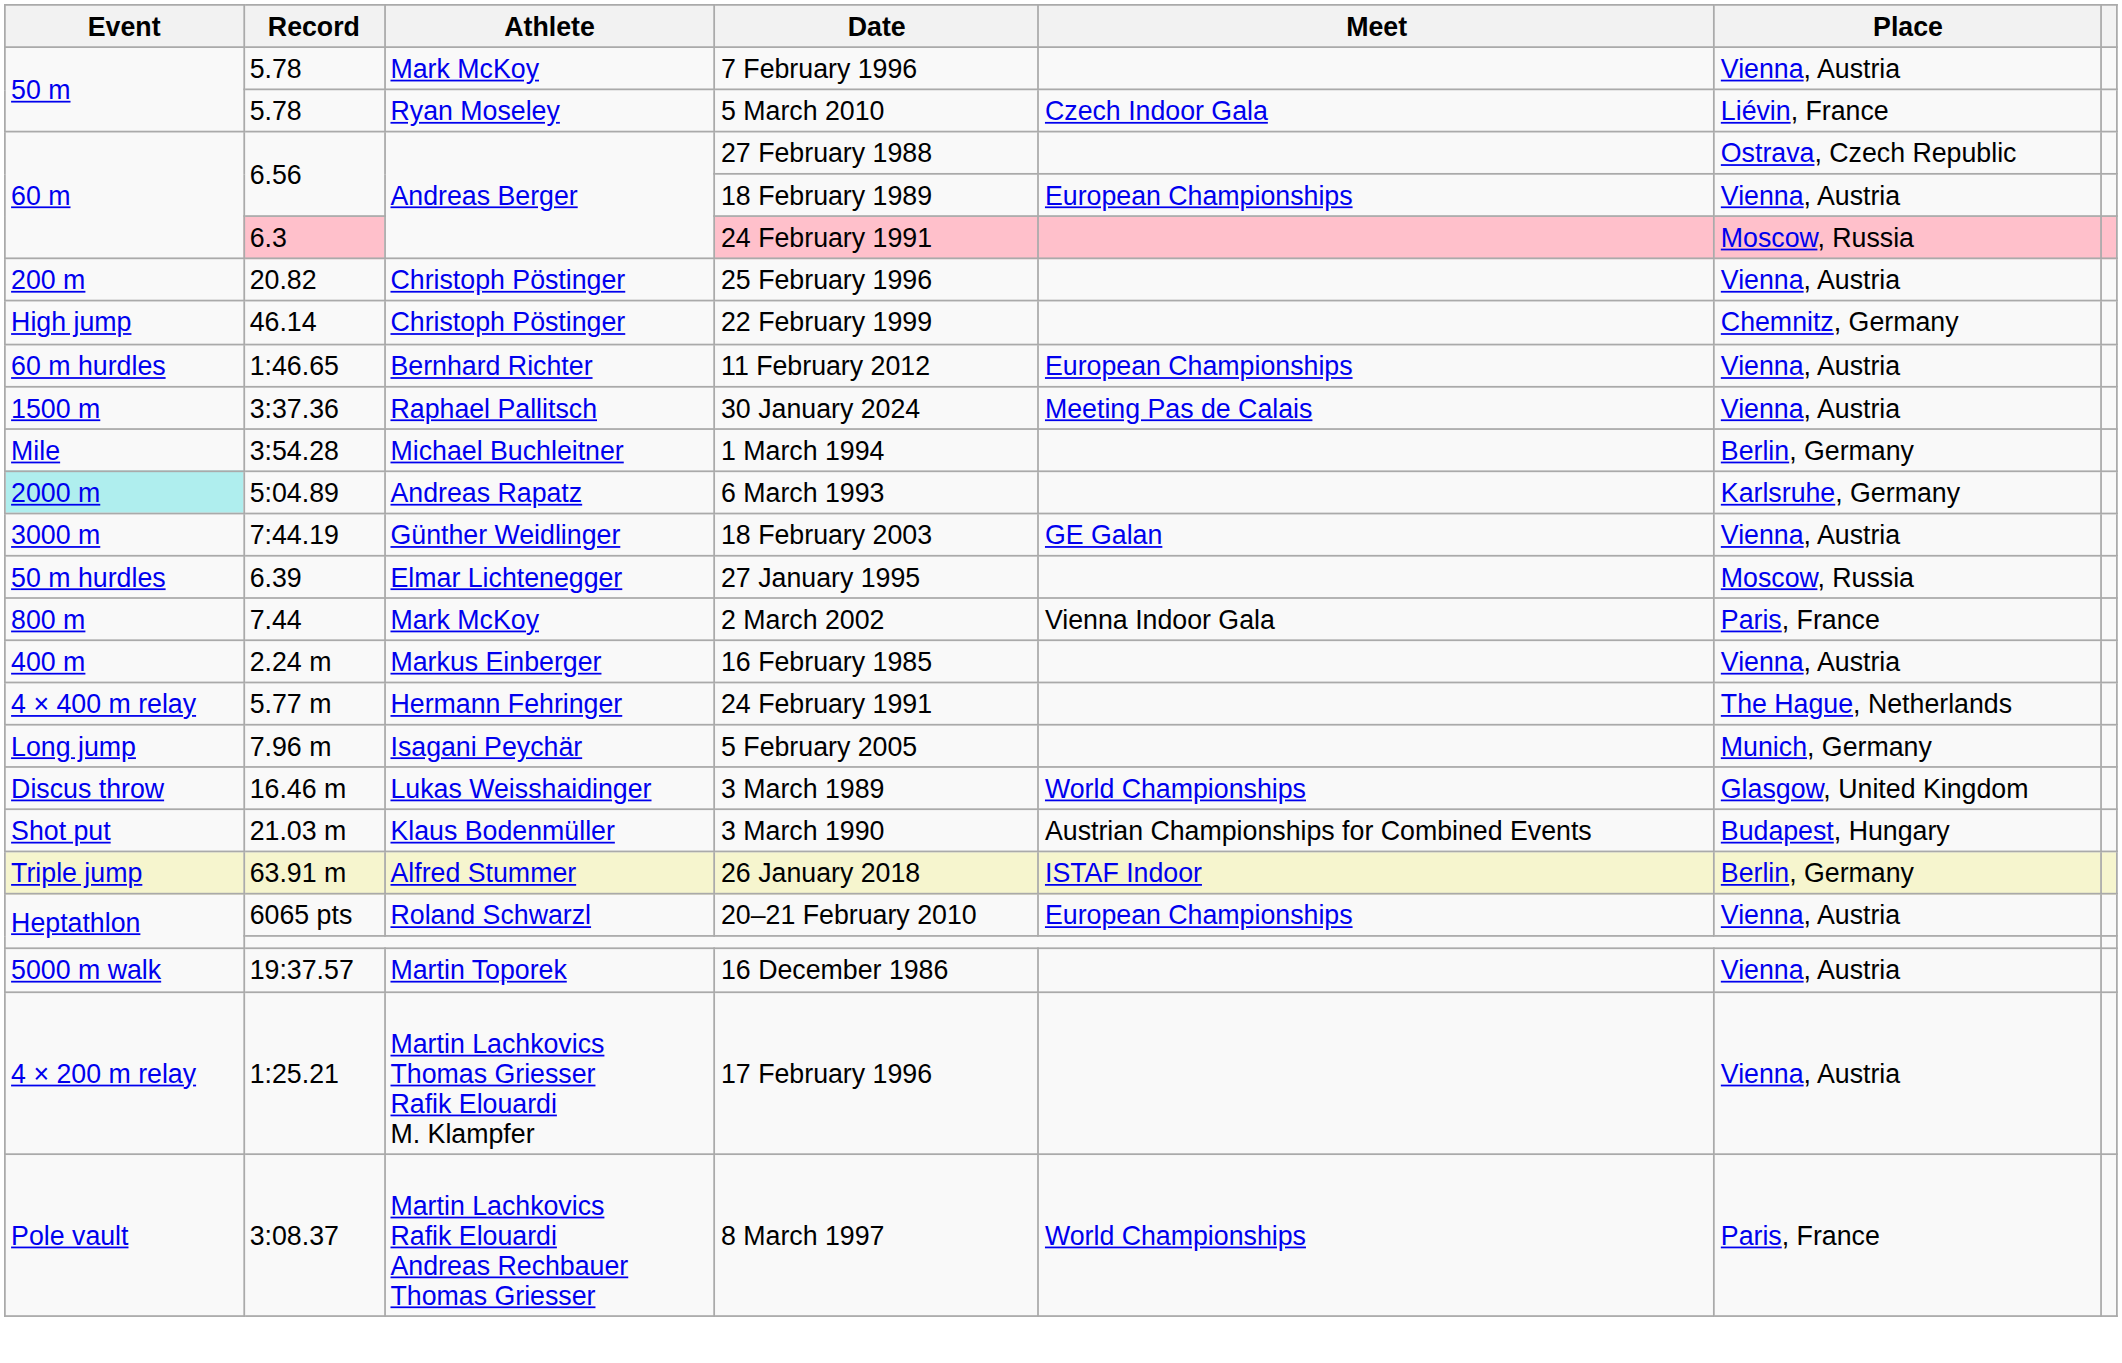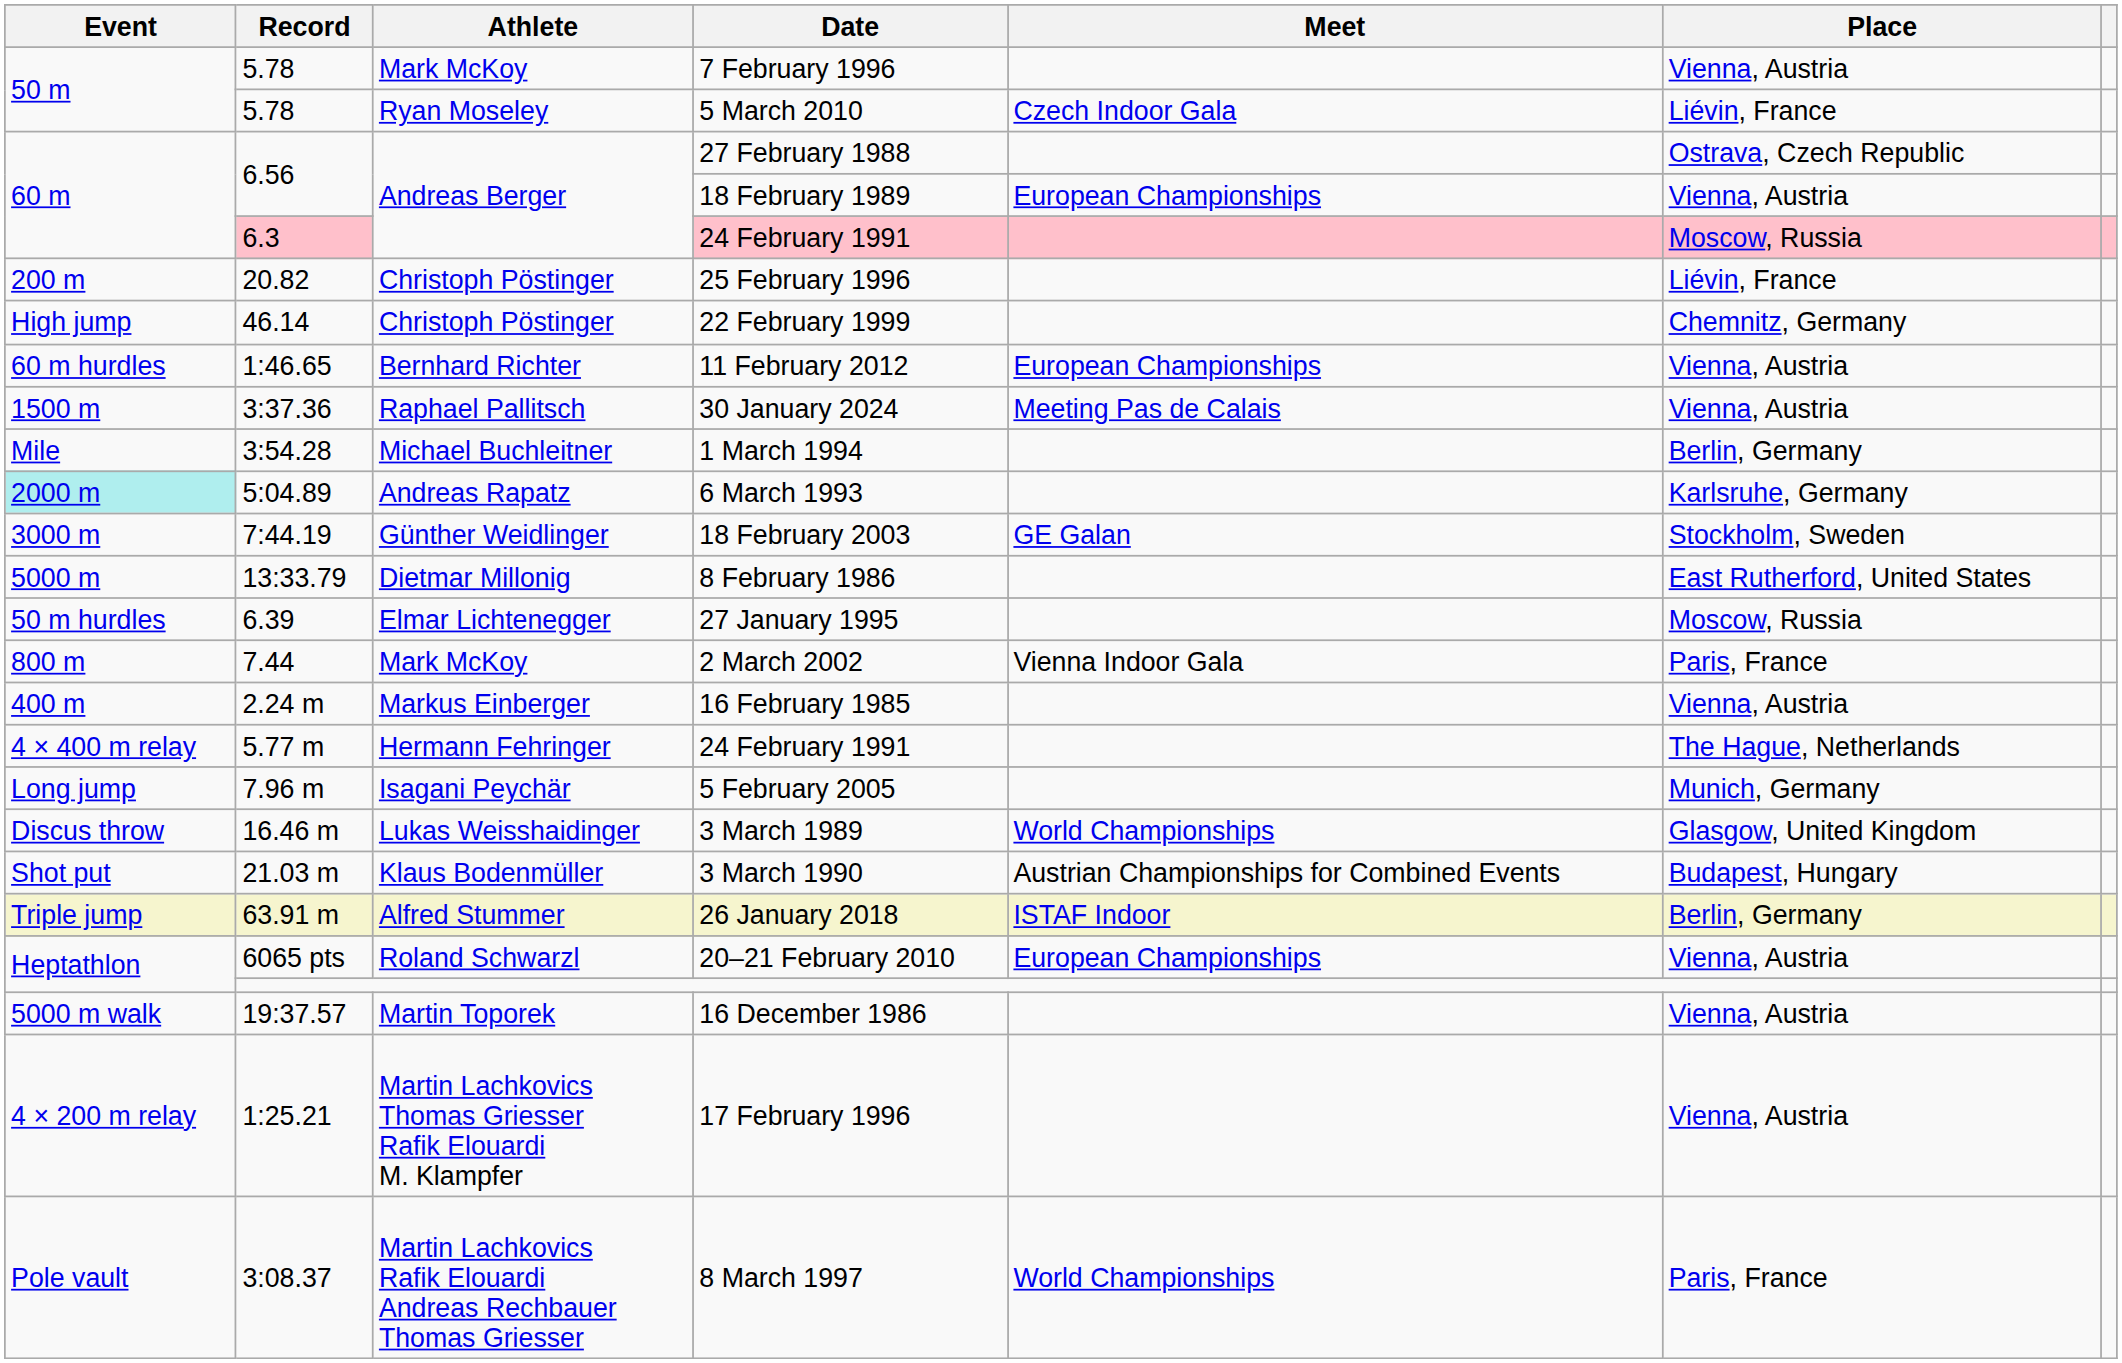(1811, 280) Vienna, Austria -> (1753, 280) Liévin, France
(1811, 534) Vienna, Austria -> (1787, 534) Stockholm, Sweden
+ row: (294, 577)
